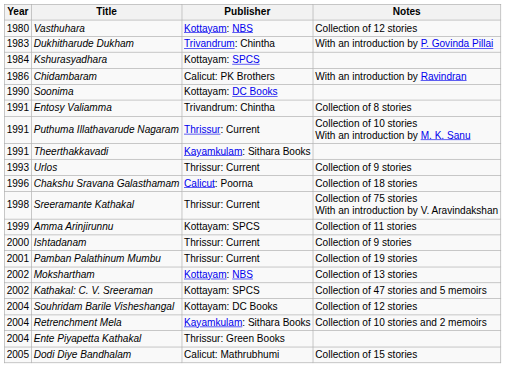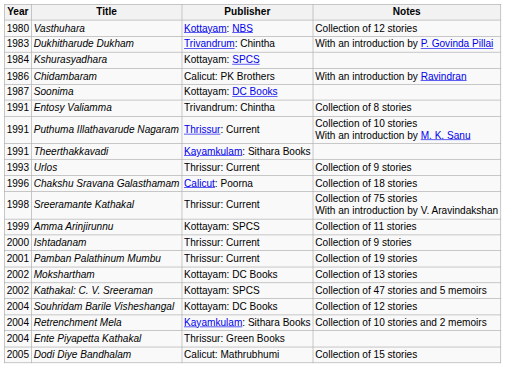(18, 92) 1990 -> (18, 92) 1987
(218, 274) Kottayam: NBS -> (231, 274) Kottayam: DC Books
